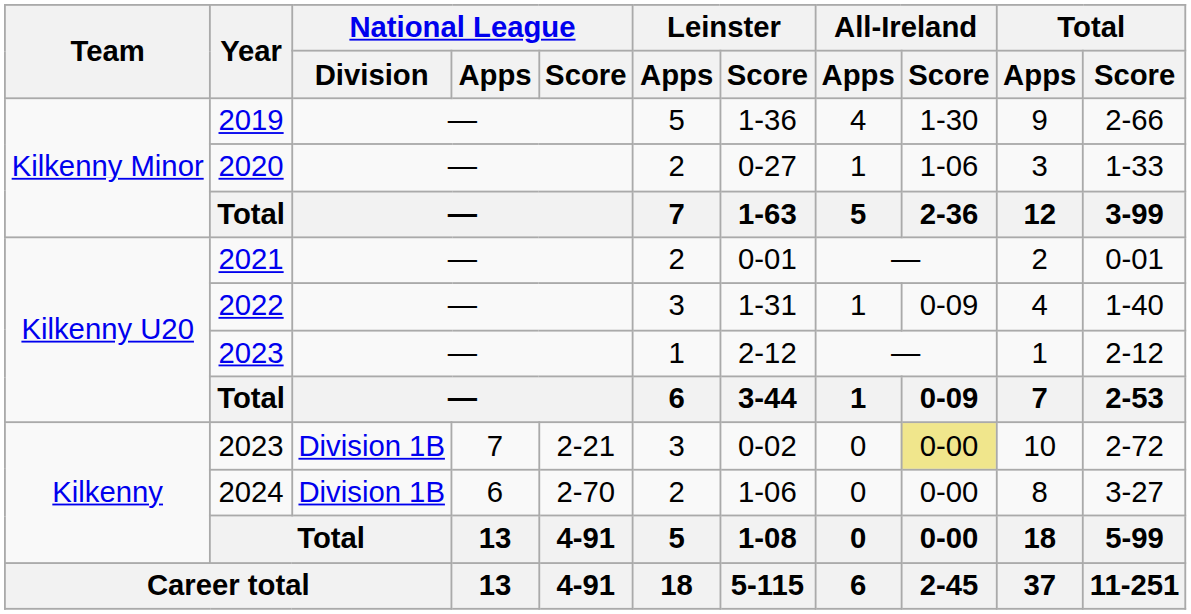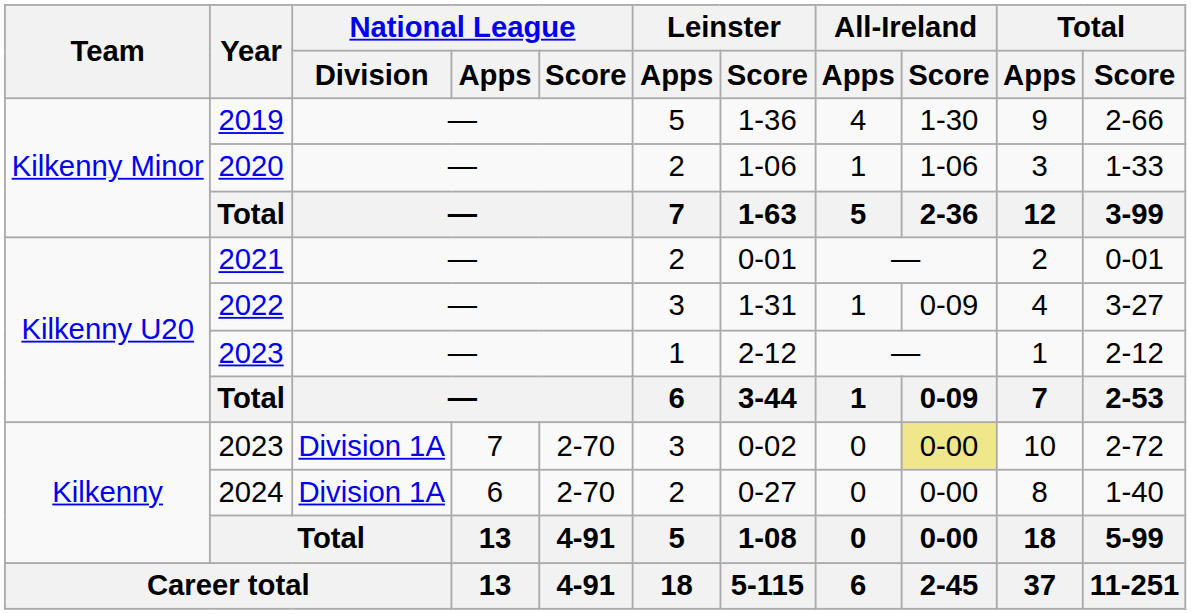(767, 167) 0-27 -> (767, 167) 1-06
(1135, 306) 1-40 -> (1135, 306) 3-27
(372, 445) Division 1B -> (372, 445) Division 1A
(586, 445) 2-21 -> (586, 445) 2-70
(372, 492) Division 1B -> (372, 492) Division 1A
(767, 492) 1-06 -> (767, 492) 0-27
(1135, 492) 3-27 -> (1135, 492) 1-40
